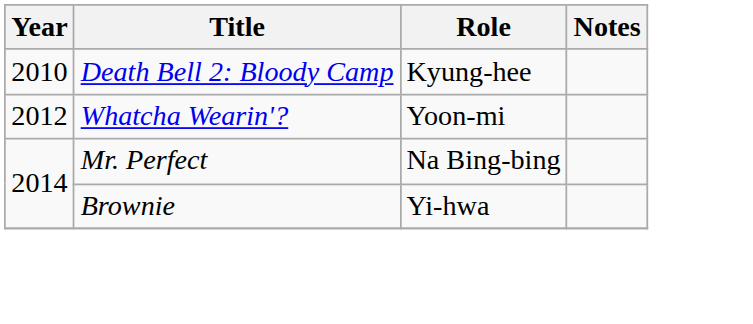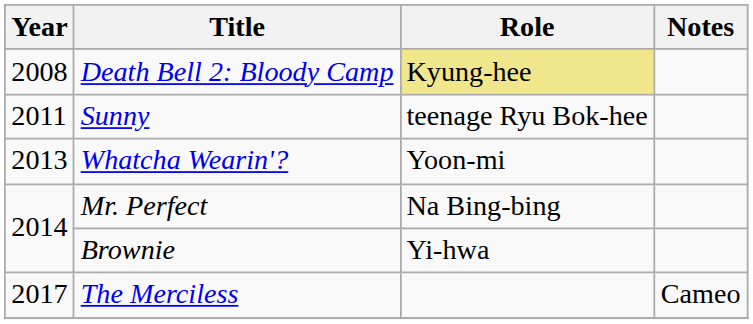(40, 71) 2010 -> (40, 71) 2008
(469, 71) no background -> (469, 71) khaki background
+ row: (115, 116)
(40, 116) 2012 -> (40, 160) 2013
+ row: (160, 294)
